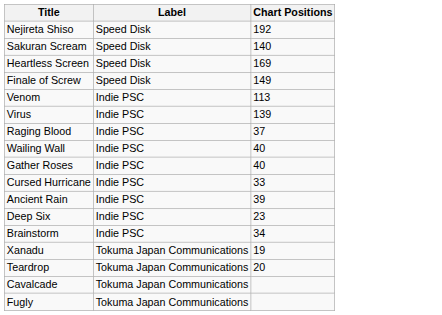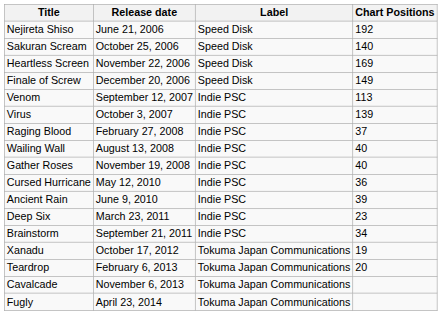+ column: (144, 13)
(259, 183) 33 -> (361, 183) 36
